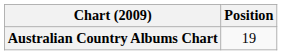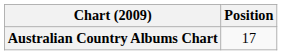(249, 38) 19 -> (249, 38) 17
